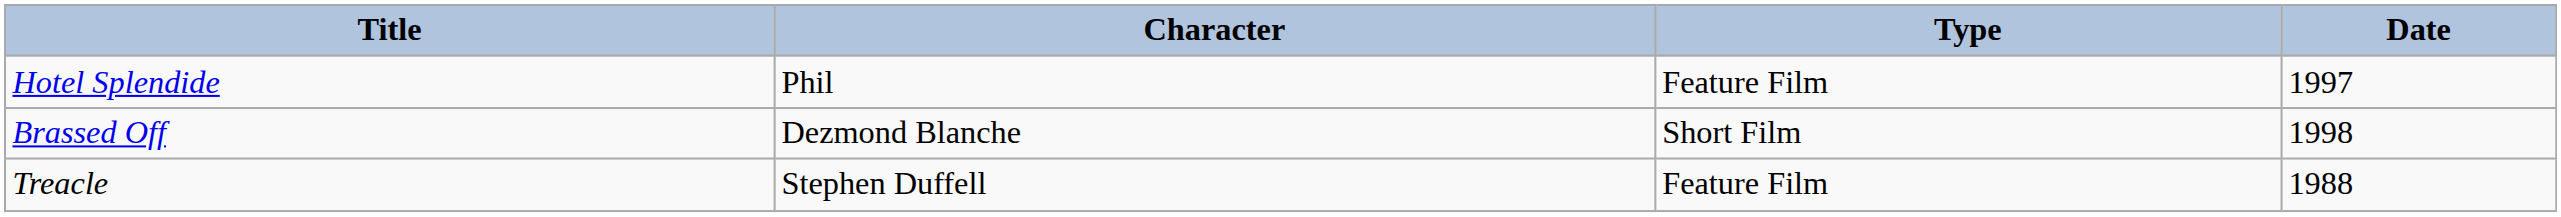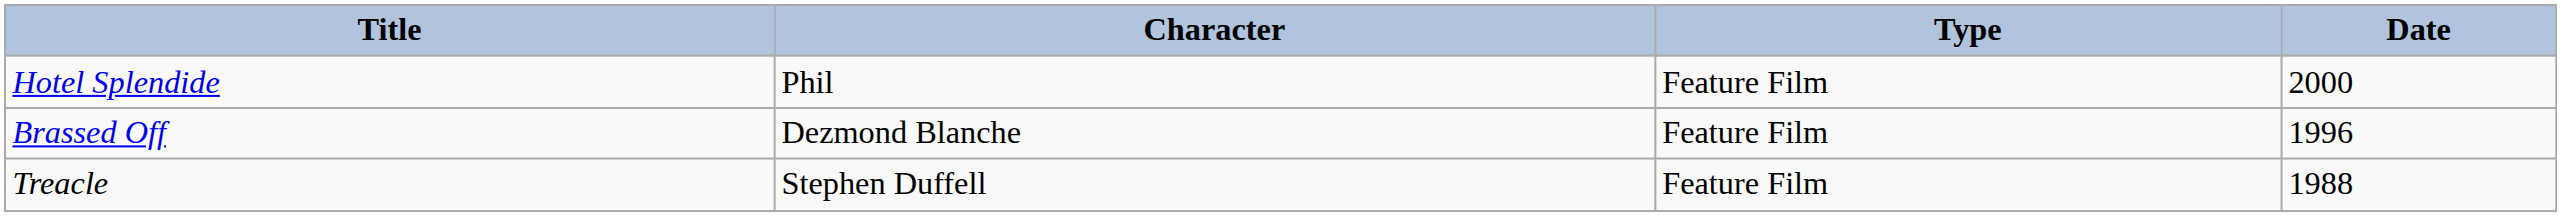(2321, 81) 1997 -> (2321, 81) 2000
(1732, 132) Short Film -> (1745, 132) Feature Film
(2321, 132) 1998 -> (2321, 132) 1996
